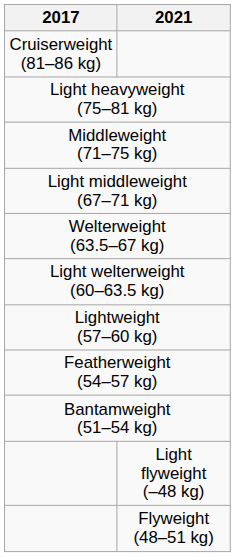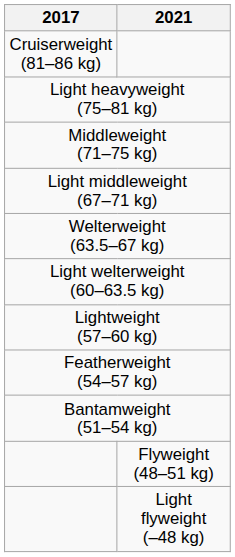rows swapped: (174, 528) <-> (174, 473)
